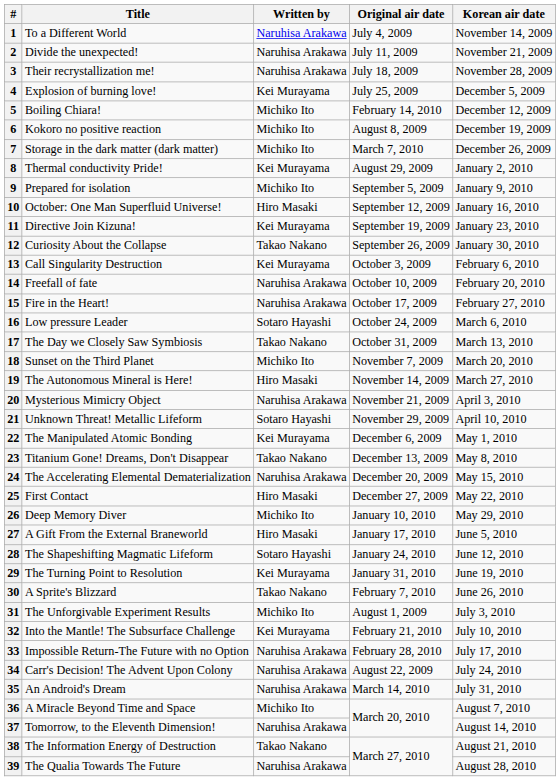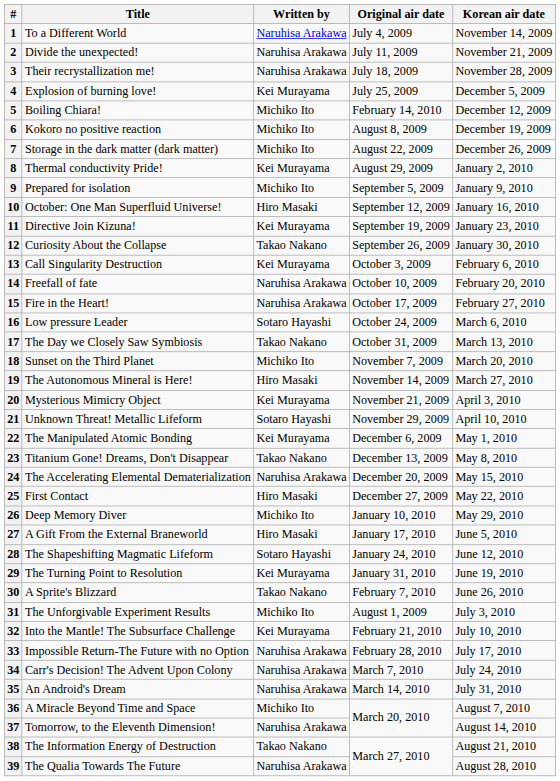(388, 149) March 7, 2010 -> (393, 149) August 22, 2009
(301, 399) Naruhisa Arakawa -> (293, 399) Kei Murayama
(393, 669) August 22, 2009 -> (388, 669) March 7, 2010
